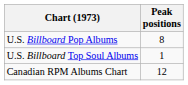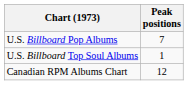(162, 39) 8 -> (162, 39) 7
